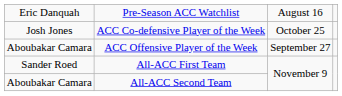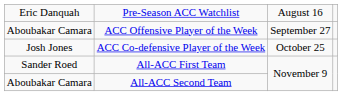rows swapped: (181, 47) <-> (181, 30)
